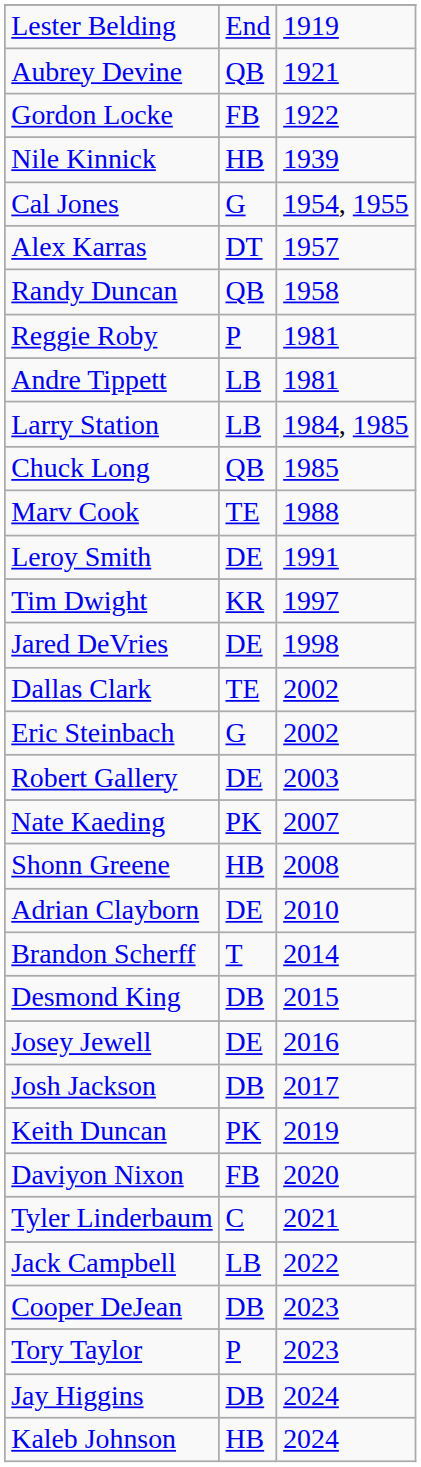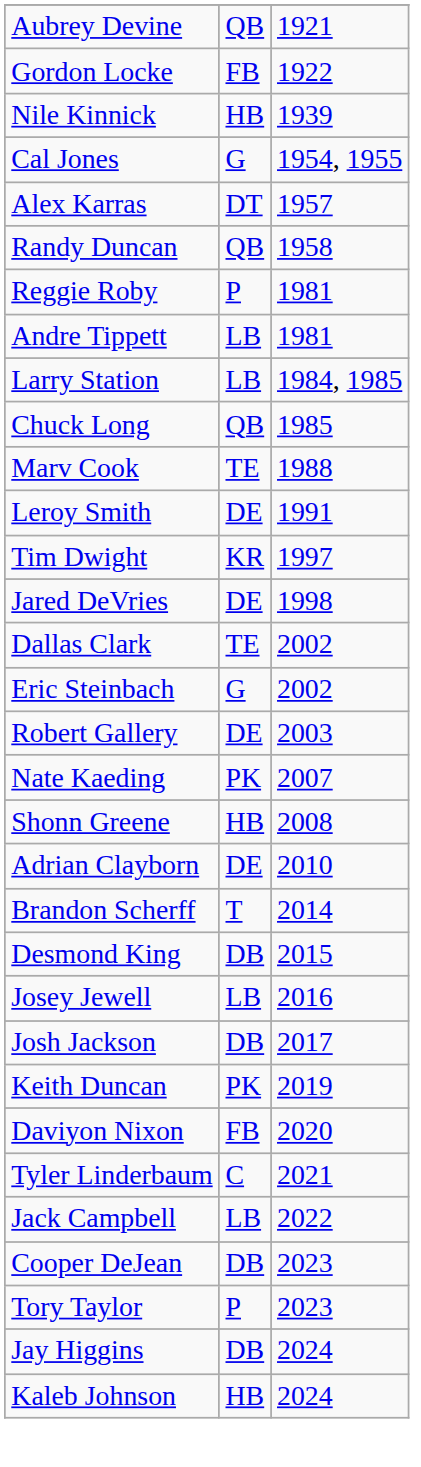- row: (94, 26)
(244, 1042) DE -> (243, 997) LB
